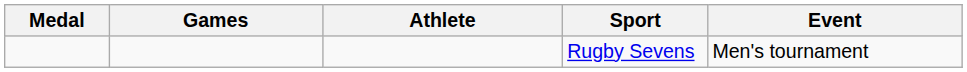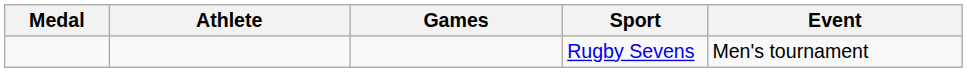columns swapped: (442, 21) <-> (216, 21)
